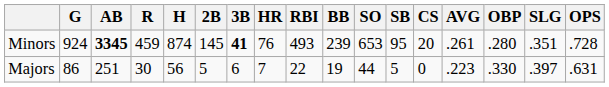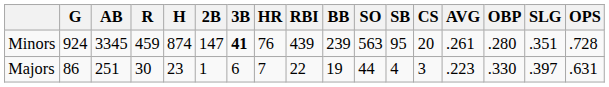(111, 43) bold -> (111, 43) normal
(211, 43) 145 -> (211, 43) 147
(302, 43) 493 -> (302, 43) 439
(370, 43) 653 -> (370, 43) 563
(175, 69) 56 -> (175, 69) 23
(203, 69) 5 -> (203, 69) 1
(394, 69) 5 -> (394, 69) 4
(422, 69) 0 -> (422, 69) 3
